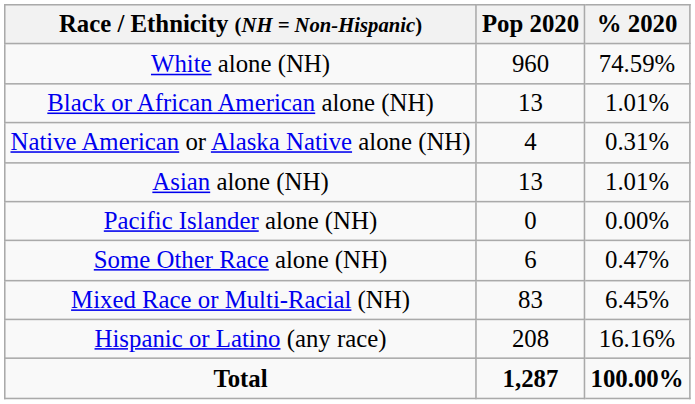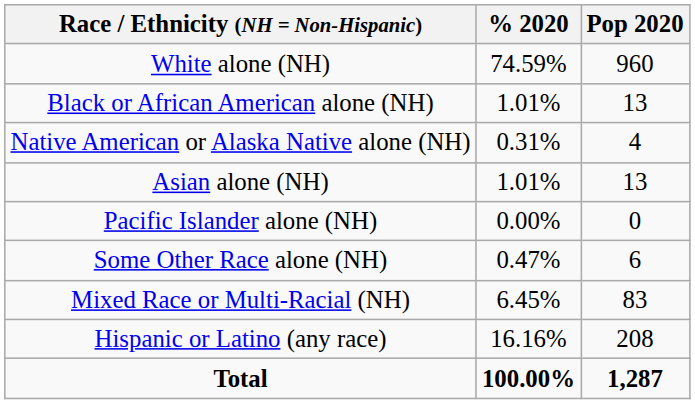columns swapped: (531, 24) <-> (637, 24)
